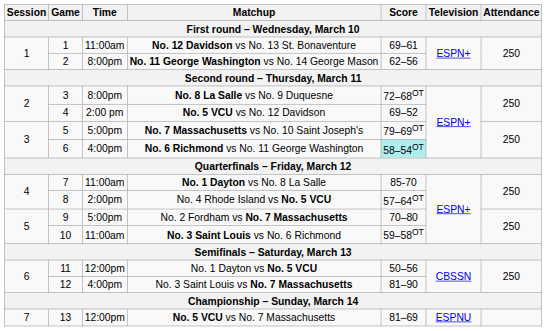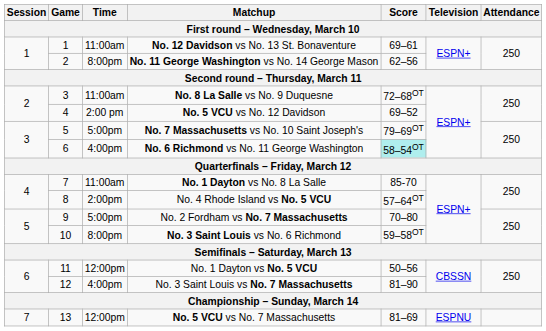(105, 96) 8:00pm -> (105, 96) 11:00am
(105, 235) 11:00am -> (105, 235) 8:00pm
